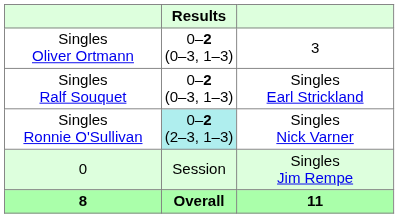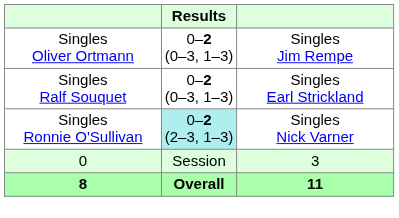(315, 48) 3 -> (315, 48) Singles Jim Rempe
(315, 169) Singles Jim Rempe -> (315, 161) 3
